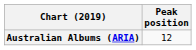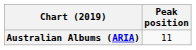(167, 38) 12 -> (167, 38) 11
